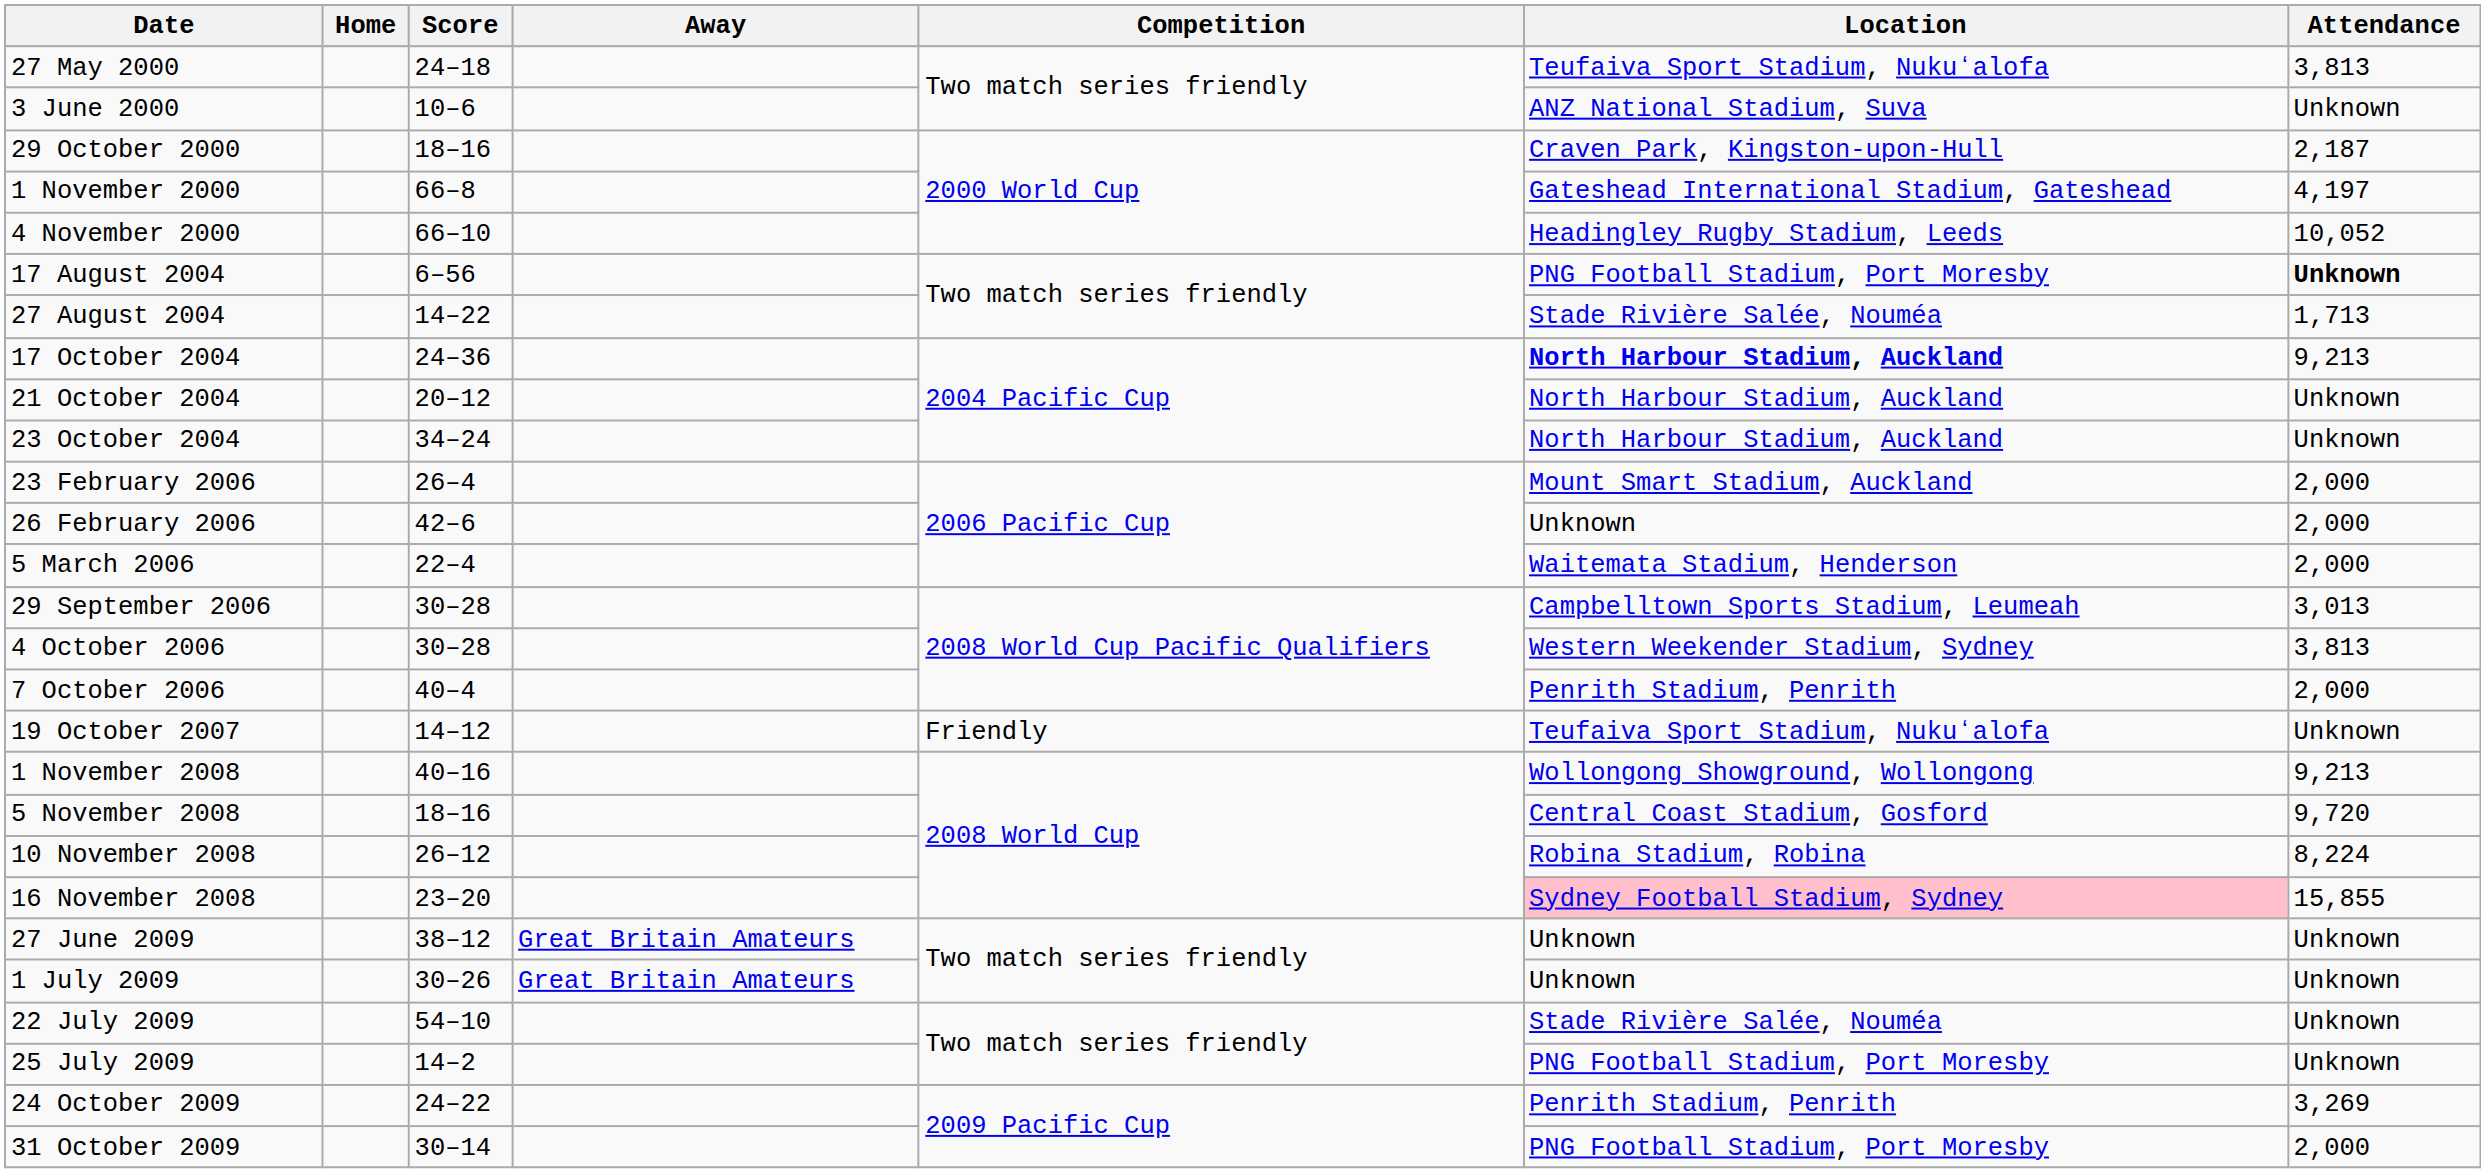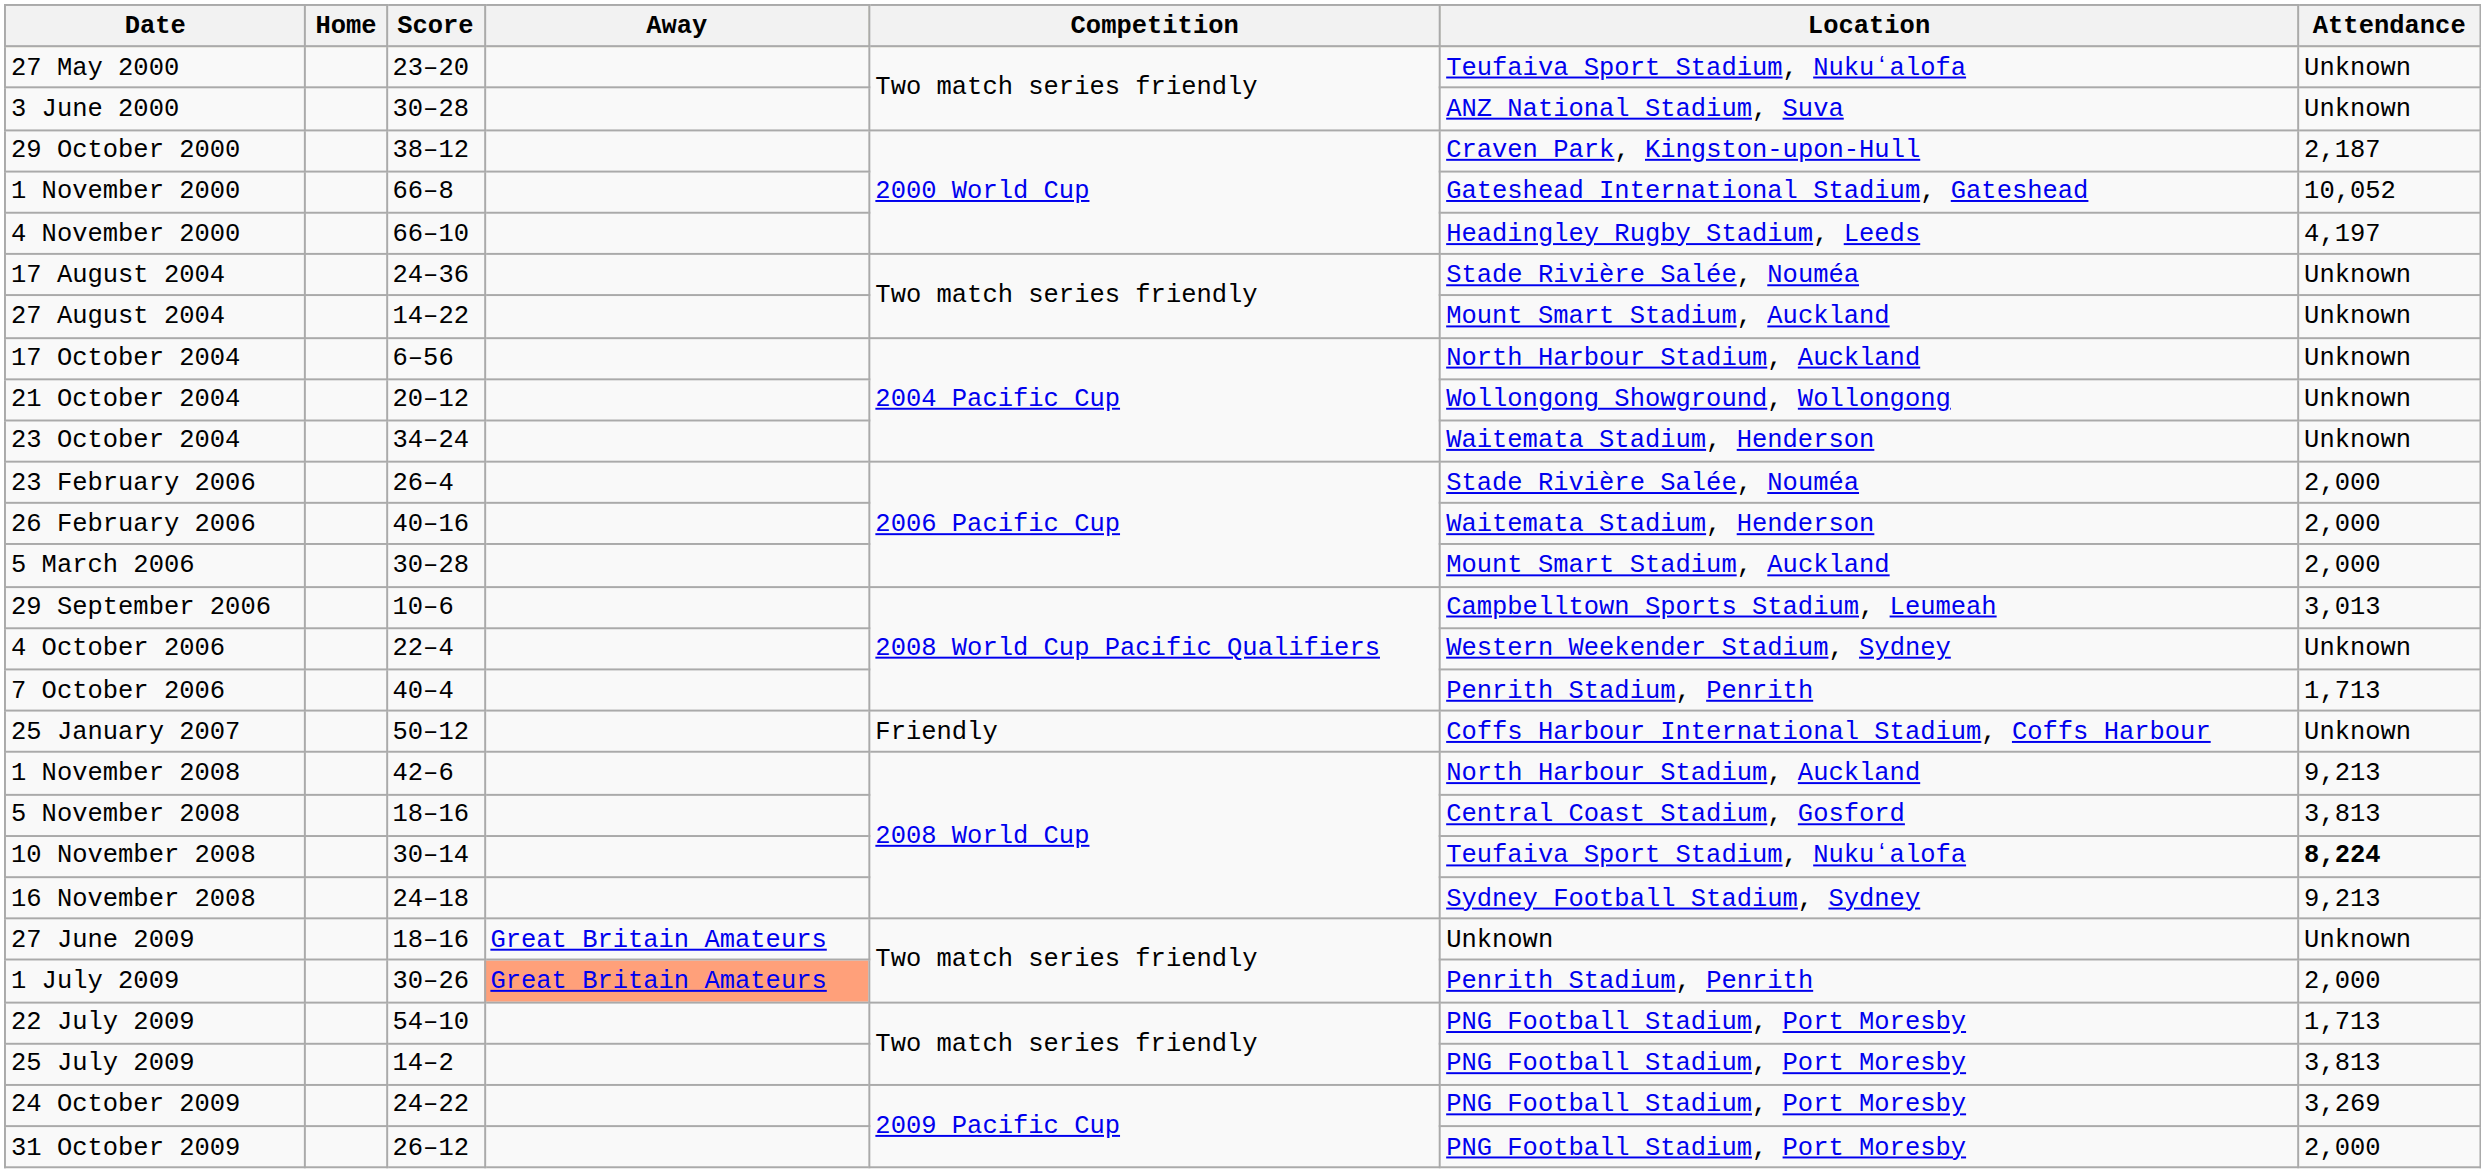(453, 67) 24–18 -> (431, 67) 23–20
(2332, 67) 3,813 -> (2358, 67) Unknown
(445, 109) 10–6 -> (431, 109) 30–28
(453, 150) 18–16 -> (431, 150) 38–12
(2332, 192) 4,197 -> (2350, 192) 10,052
(2339, 233) 10,052 -> (2342, 233) 4,197
(445, 275) 6–56 -> (431, 275) 24–36
(1789, 275) PNG Football Stadium, Port Moresby -> (1653, 275) Stade Rivière Salée, Nouméa
(2347, 275) bold -> (2358, 275) normal
(1736, 316) Stade Rivière Salée, Nouméa -> (1668, 316) Mount Smart Stadium, Auckland
(2332, 316) 1,713 -> (2358, 316) Unknown
(453, 358) 24–36 -> (423, 358) 6–56
(1766, 358) bold -> (1683, 358) normal
(2332, 358) 9,213 -> (2358, 358) Unknown
(1766, 399) North Harbour Stadium, Auckland -> (1698, 399) Wollongong Showground, Wollongong
(1766, 441) North Harbour Stadium, Auckland -> (1660, 441) Waitemata Stadium, Henderson
(1751, 483) Mount Smart Stadium, Auckland -> (1653, 483) Stade Rivière Salée, Nouméa
(445, 524) 42–6 -> (431, 524) 40–16
(1583, 524) Unknown -> (1660, 524) Waitemata Stadium, Henderson
(445, 566) 22–4 -> (431, 566) 30–28
(1743, 566) Waitemata Stadium, Henderson -> (1668, 566) Mount Smart Stadium, Auckland
(453, 607) 30–28 -> (423, 607) 10–6
(453, 649) 30–28 -> (423, 649) 22–4
(2332, 649) 3,813 -> (2358, 649) Unknown
(2332, 690) 2,000 -> (2342, 690) 1,713
+ row: (126, 732)
- row: (126, 732)
(453, 773) 40–16 -> (423, 773) 42–6
(1781, 773) Wollongong Showground, Wollongong -> (1683, 773) North Harbour Stadium, Auckland
(2332, 815) 9,720 -> (2342, 815) 3,813
(453, 856) 26–12 -> (431, 856) 30–14
(1697, 856) Robina Stadium, Robina -> (1706, 856) Teufaiva Sport Stadium, Nukuʻalofa
(2332, 856) normal -> (2342, 856) bold
(453, 898) 23–20 -> (431, 898) 24–18
(1766, 898) pink background -> (1683, 898) no background
(2339, 898) 15,855 -> (2342, 898) 9,213
(453, 939) 38–12 -> (431, 939) 18–16
(686, 981) no background -> (659, 981) lightsalmon background
(1583, 981) Unknown -> (1630, 981) Penrith Stadium, Penrith
(2347, 981) Unknown -> (2342, 981) 2,000
(1736, 1022) Stade Rivière Salée, Nouméa -> (1706, 1022) PNG Football Stadium, Port Moresby
(2347, 1022) Unknown -> (2342, 1022) 1,713
(2347, 1064) Unknown -> (2342, 1064) 3,813
(1713, 1105) Penrith Stadium, Penrith -> (1706, 1105) PNG Football Stadium, Port Moresby
(453, 1147) 30–14 -> (431, 1147) 26–12
